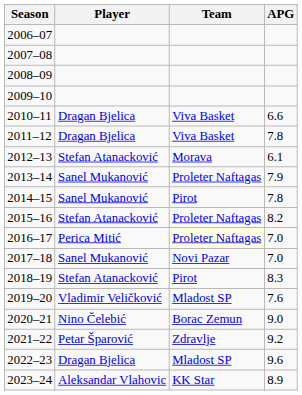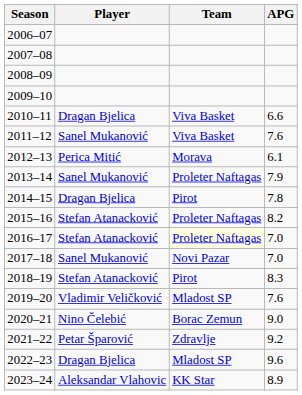(97, 136) Dragan Bjelica -> (103, 136) Sanel Mukanović
(275, 136) 7.8 -> (275, 136) 7.6
(108, 156) Stefan Atanacković -> (90, 156) Perica Mitić
(103, 197) Sanel Mukanović -> (97, 197) Dragan Bjelica
(90, 237) Perica Mitić -> (108, 237) Stefan Atanacković
